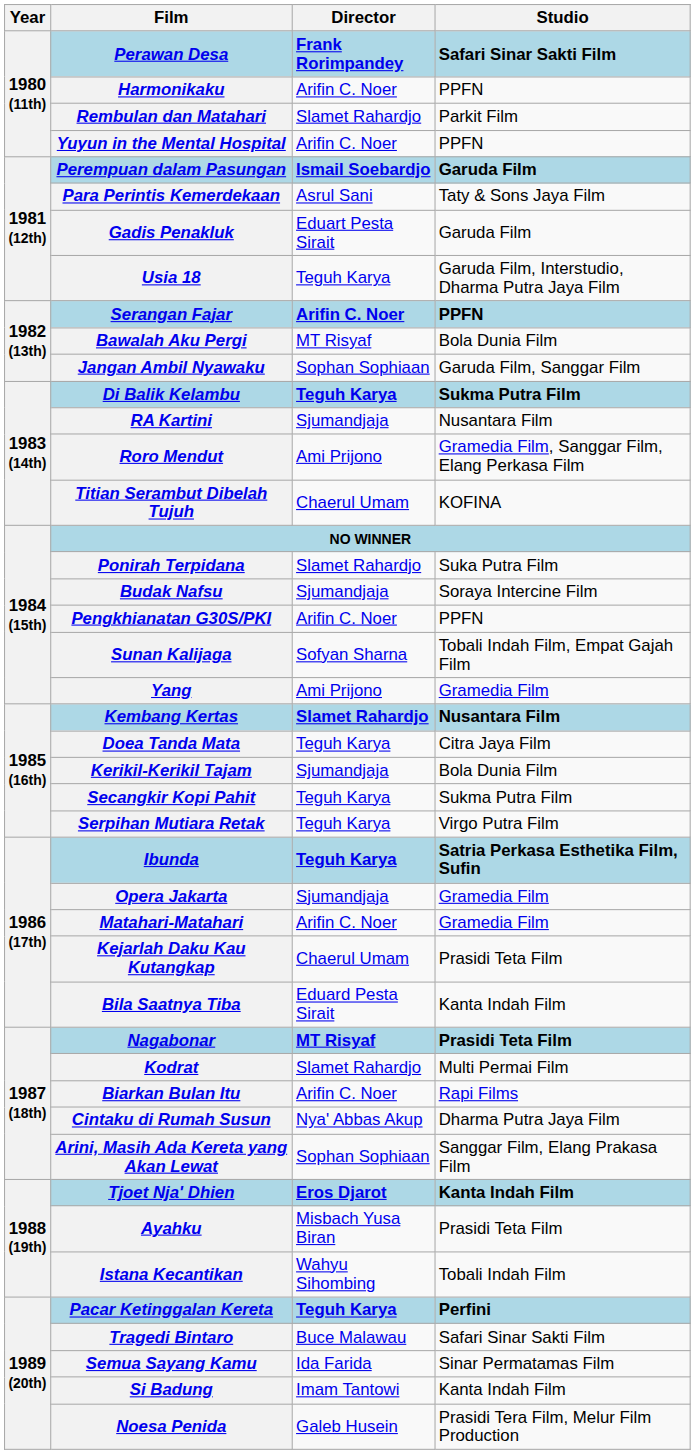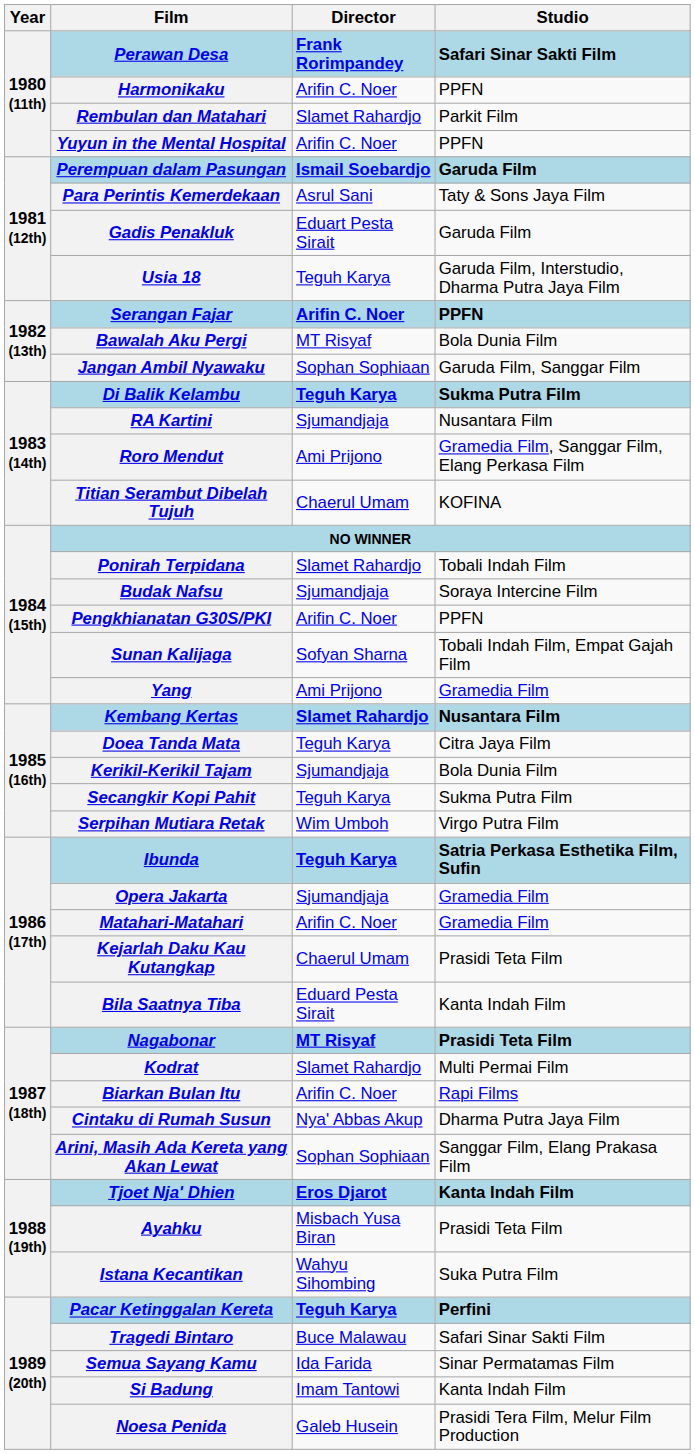(498, 565) Suka Putra Film -> (502, 565) Tobali Indah Film
(343, 823) Teguh Karya -> (342, 823) Wim Umboh
(502, 1274) Tobali Indah Film -> (498, 1274) Suka Putra Film
